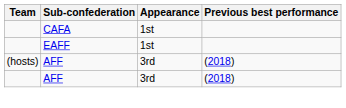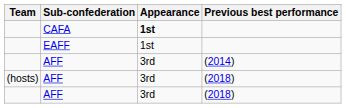(147, 29) normal -> (147, 29) bold
+ row: (53, 62)
